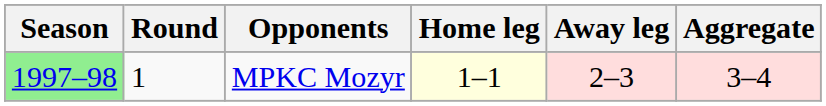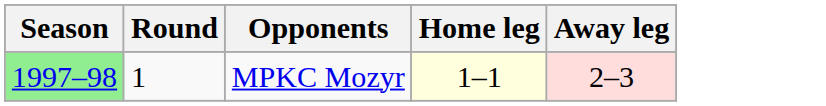- column: (749, 28)
